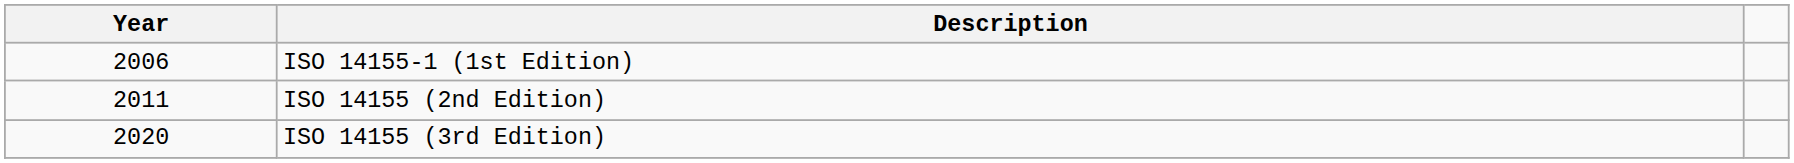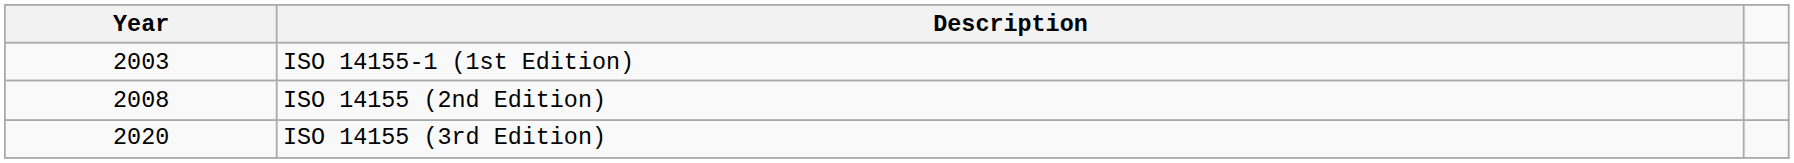(141, 62) 2006 -> (141, 62) 2003
(141, 100) 2011 -> (141, 100) 2008
